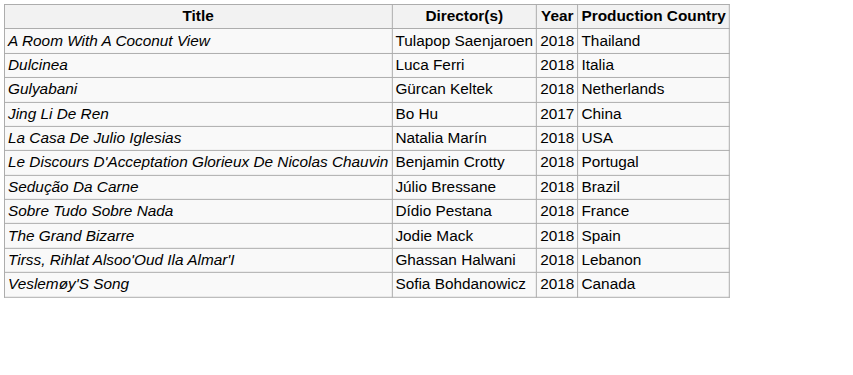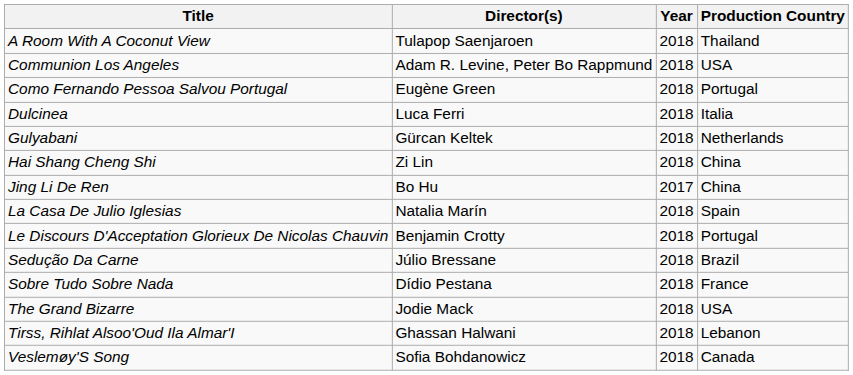+ row: (94, 65)
+ row: (148, 89)
+ row: (82, 162)
(597, 138) USA -> (720, 211) Spain
(601, 235) Spain -> (716, 308) USA
